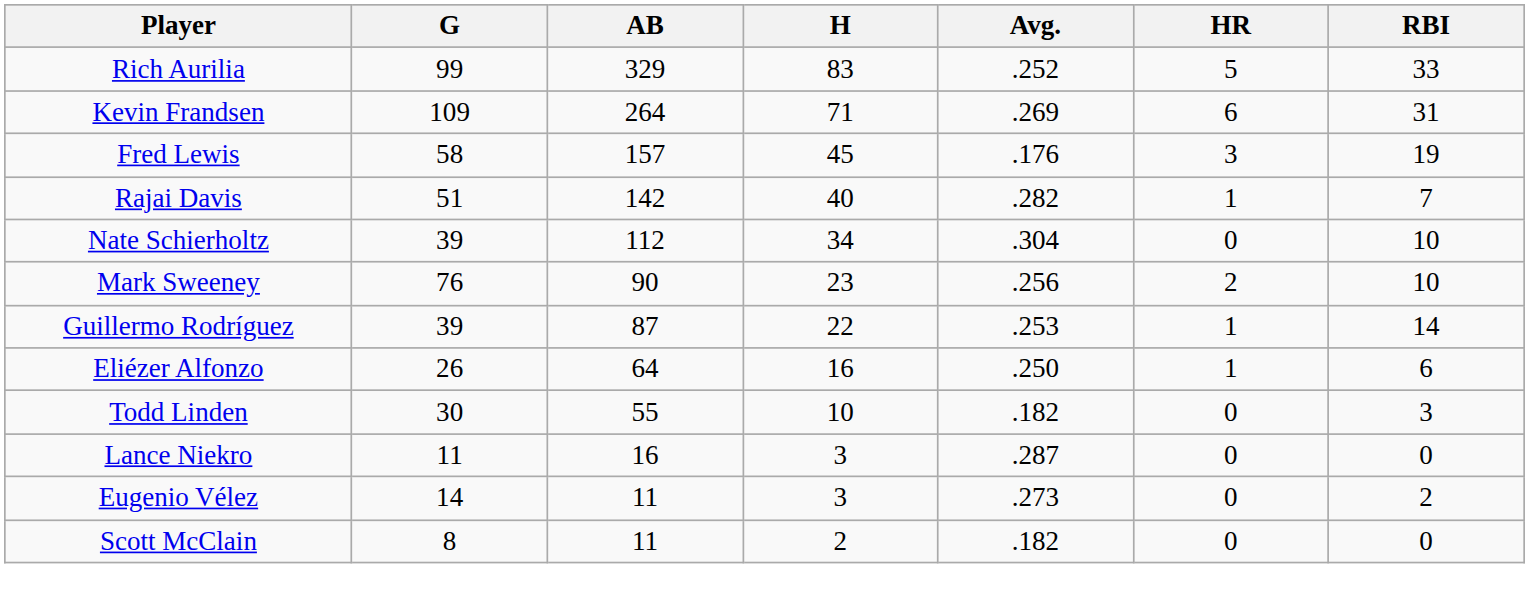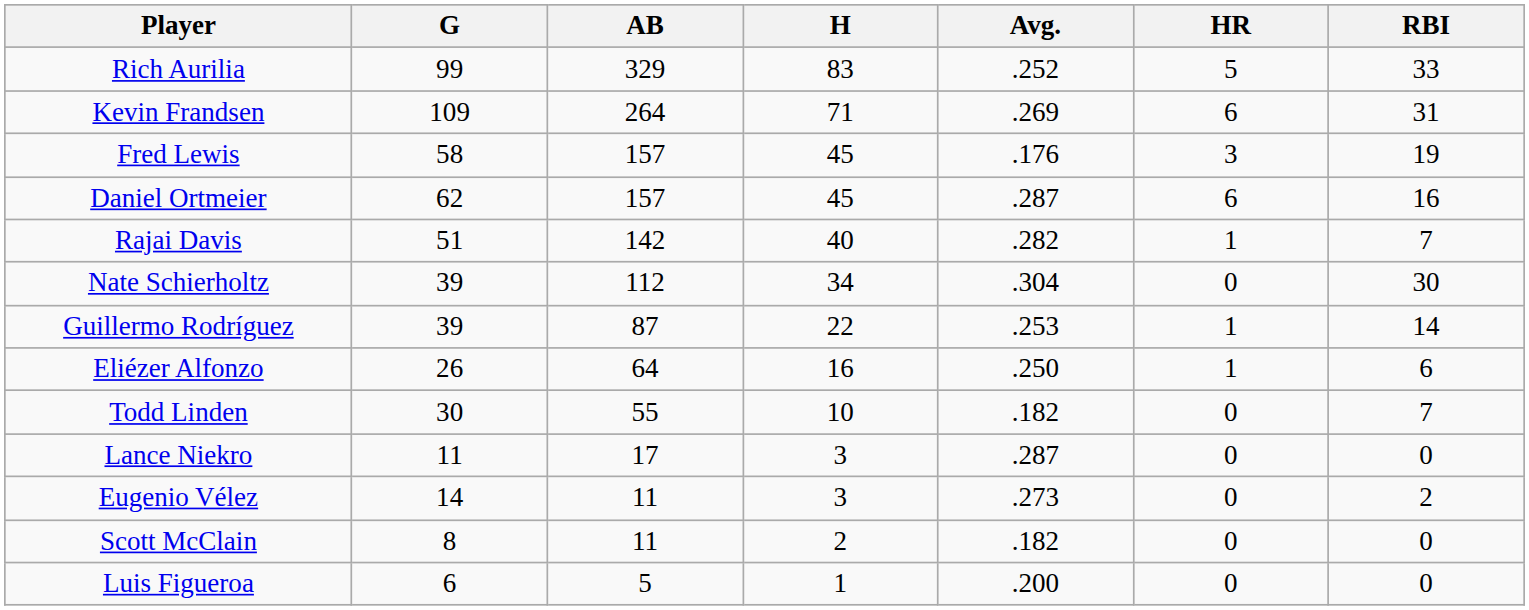+ row: (178, 197)
(1426, 240) 10 -> (1426, 283) 30
- row: (178, 283)
(1426, 411) 3 -> (1426, 411) 7
(645, 454) 16 -> (645, 454) 17
+ row: (178, 583)
